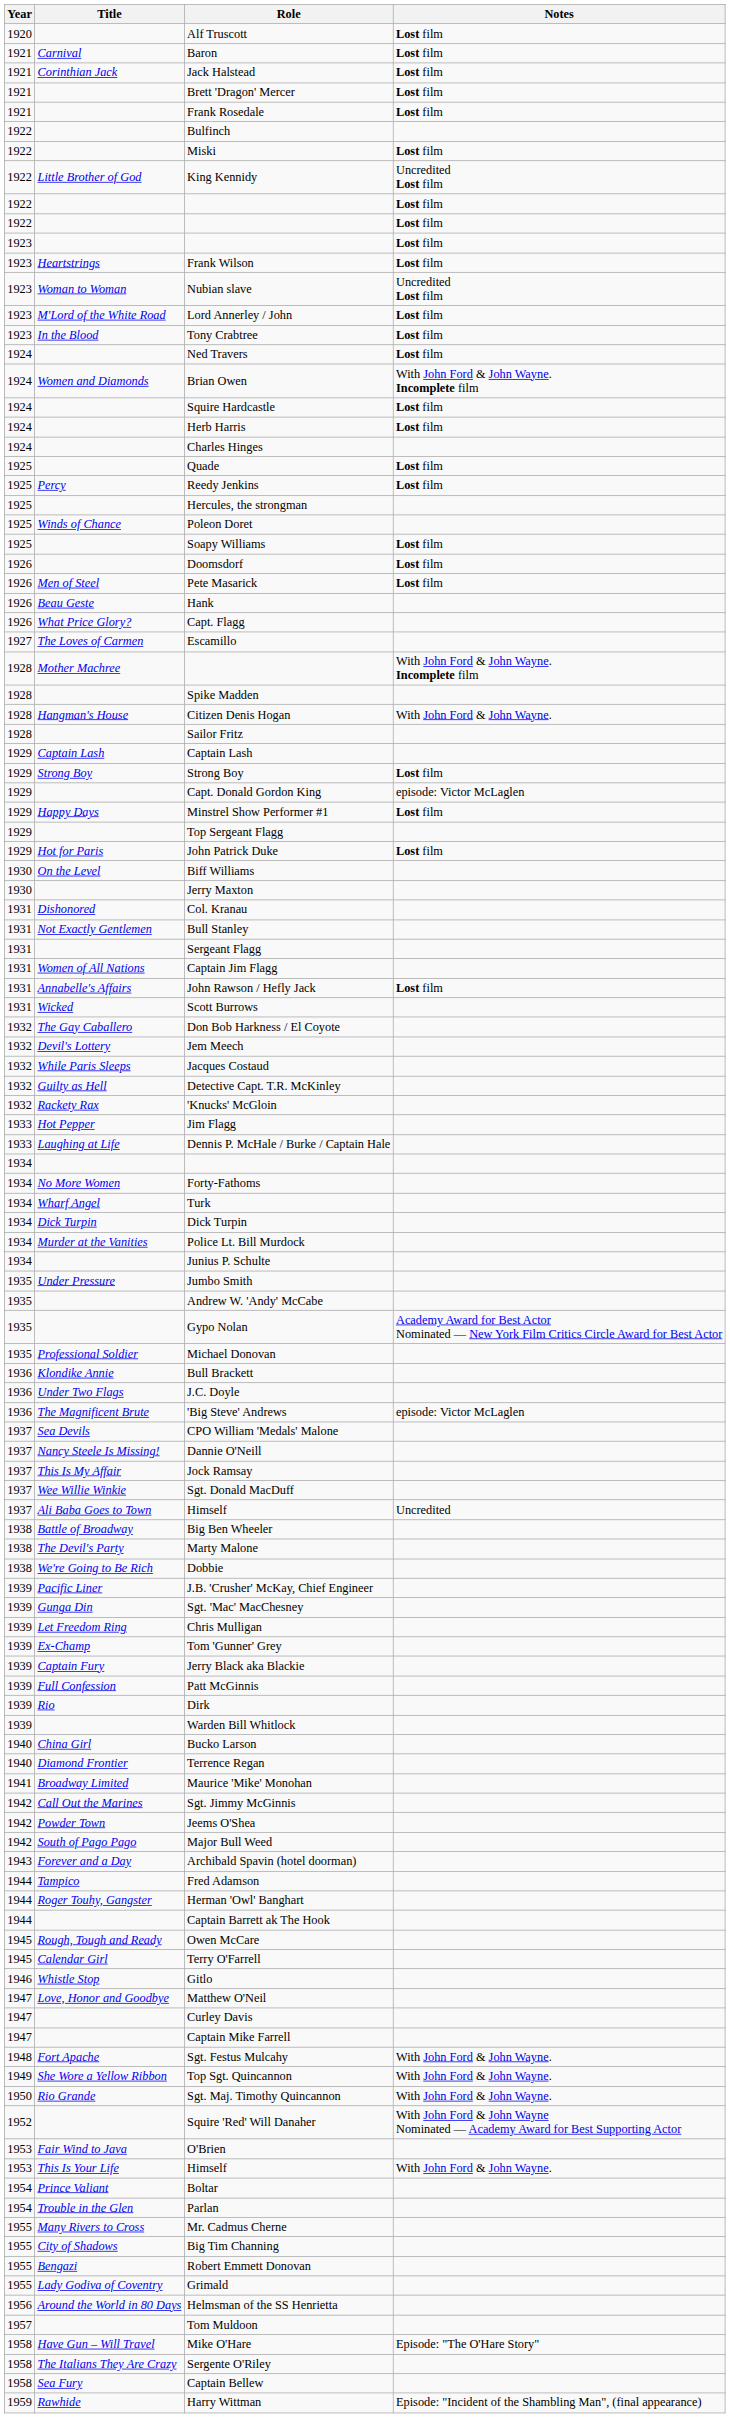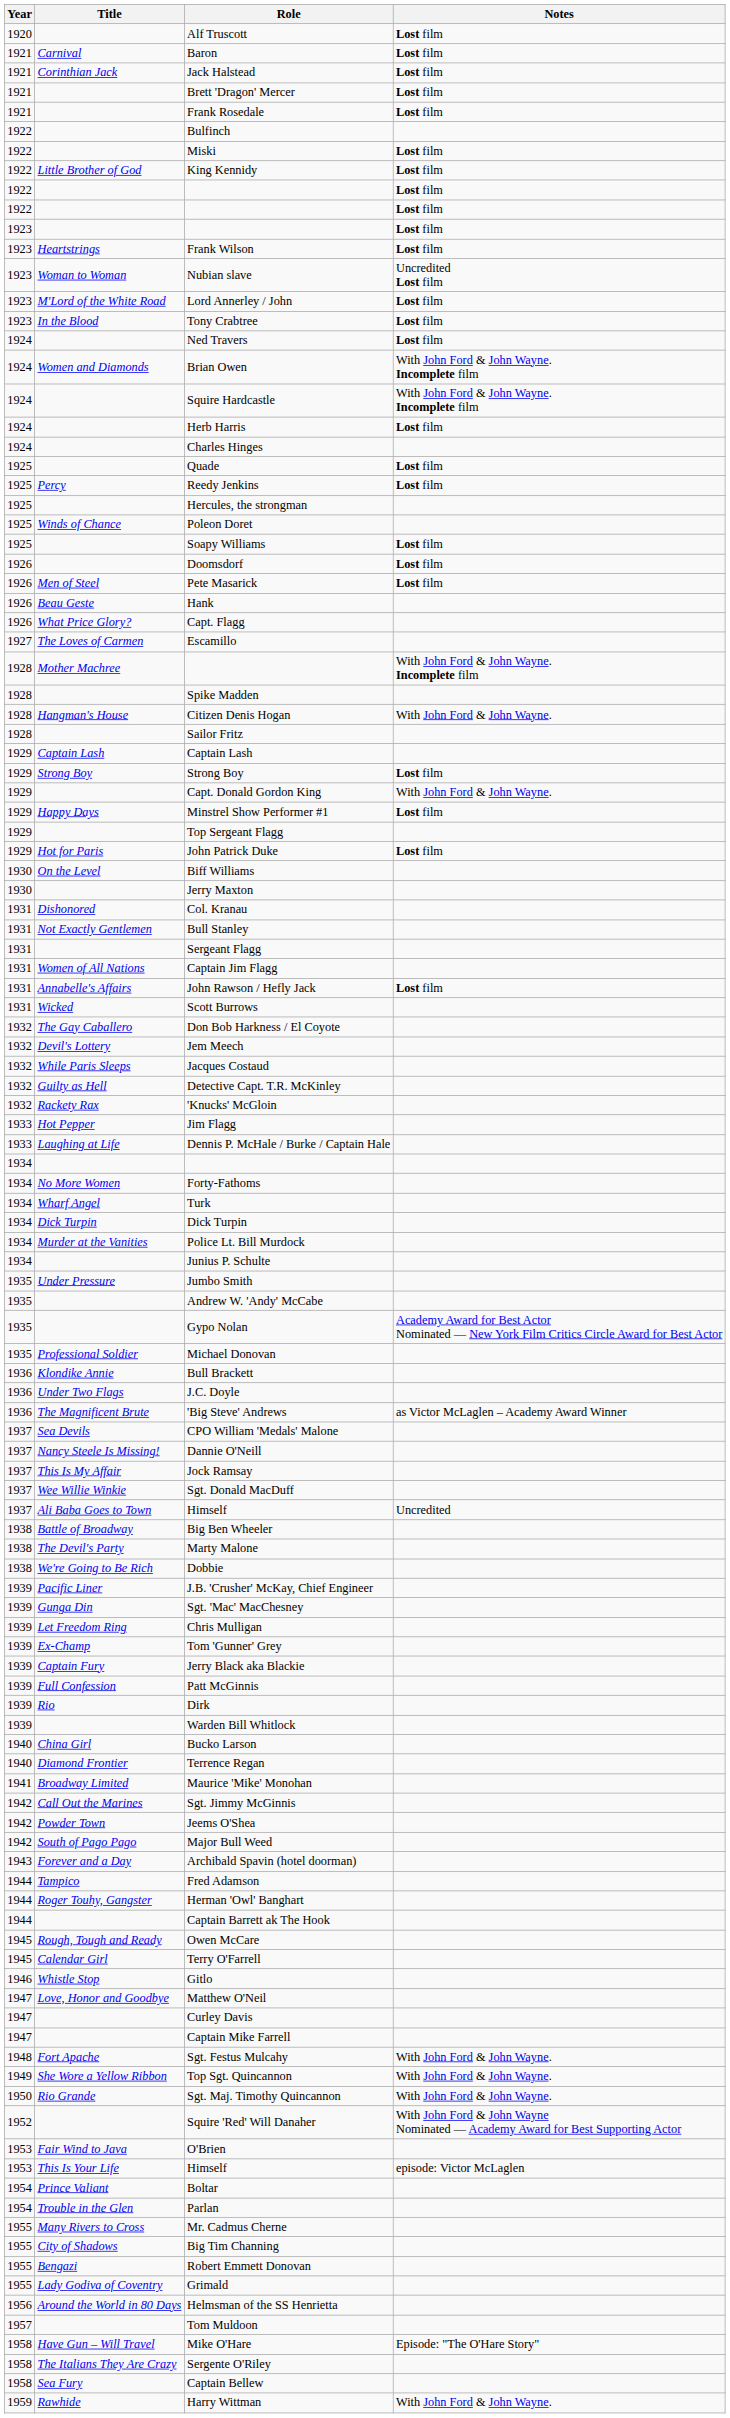(423, 177) Uncredited Lost film -> (419, 170) Lost film
(419, 407) Lost film -> (474, 400) With John Ford & John Wayne. Incomplete film
(460, 792) episode: Victor McLaglen -> (474, 792) With John Ford & John Wayne.
(460, 1412) episode: Victor McLaglen -> (511, 1412) as Victor McLaglen – Academy Award Winner
(474, 2168) With John Ford & John Wayne. -> (460, 2168) episode: Victor McLaglen
(549, 2403) Episode: "Incident of the Shambling Man", (final appearance) -> (474, 2403) With John Ford & John Wayne.
